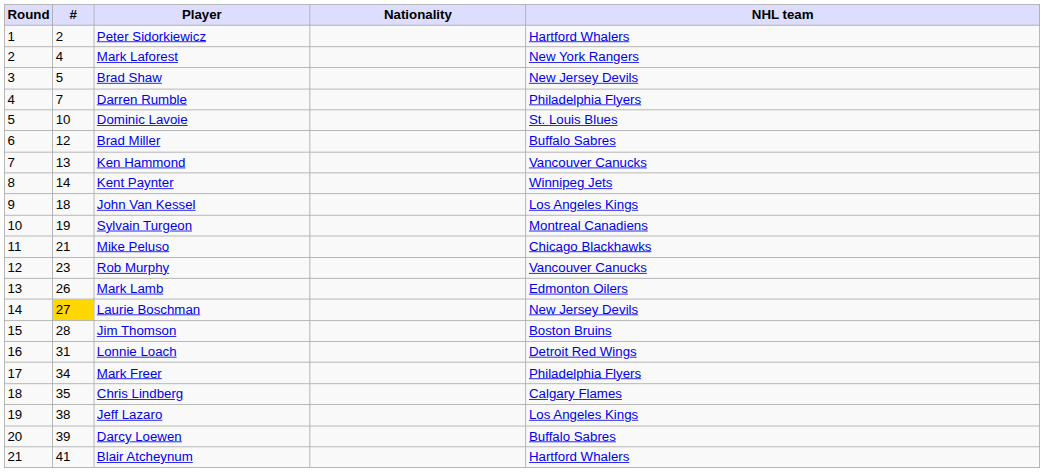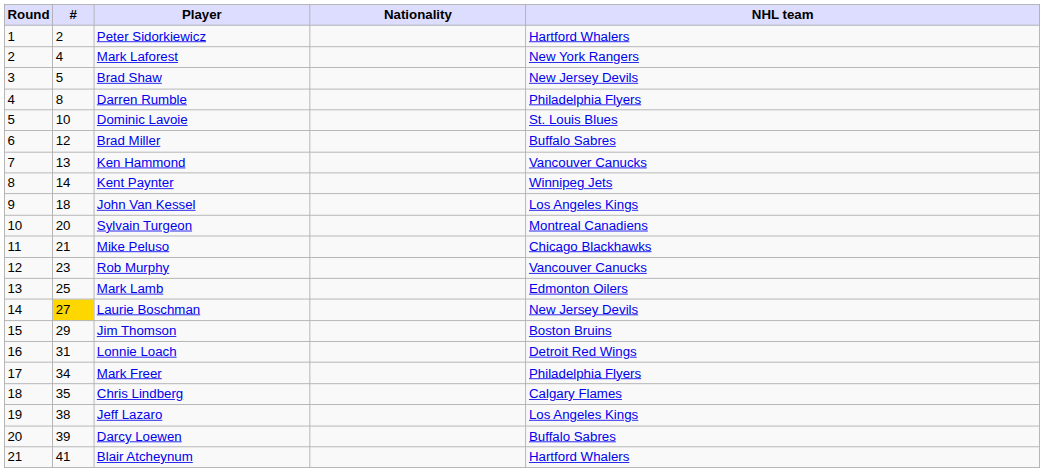(59, 99) 7 -> (59, 99) 8
(63, 225) 19 -> (63, 225) 20
(63, 288) 26 -> (63, 288) 25
(63, 330) 28 -> (63, 330) 29
